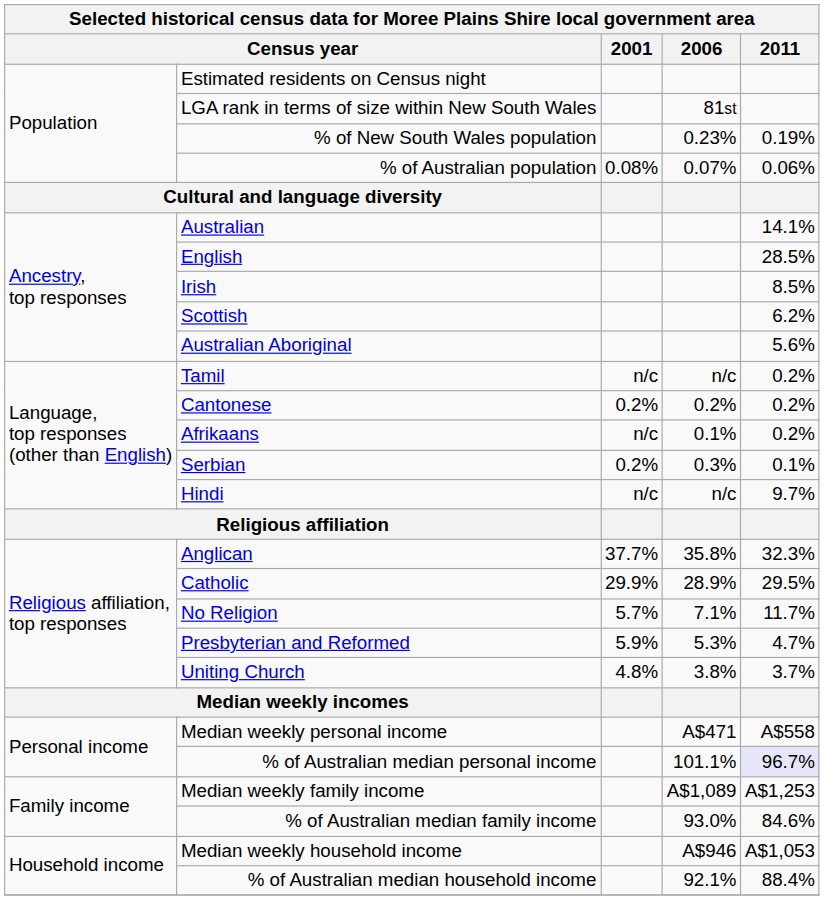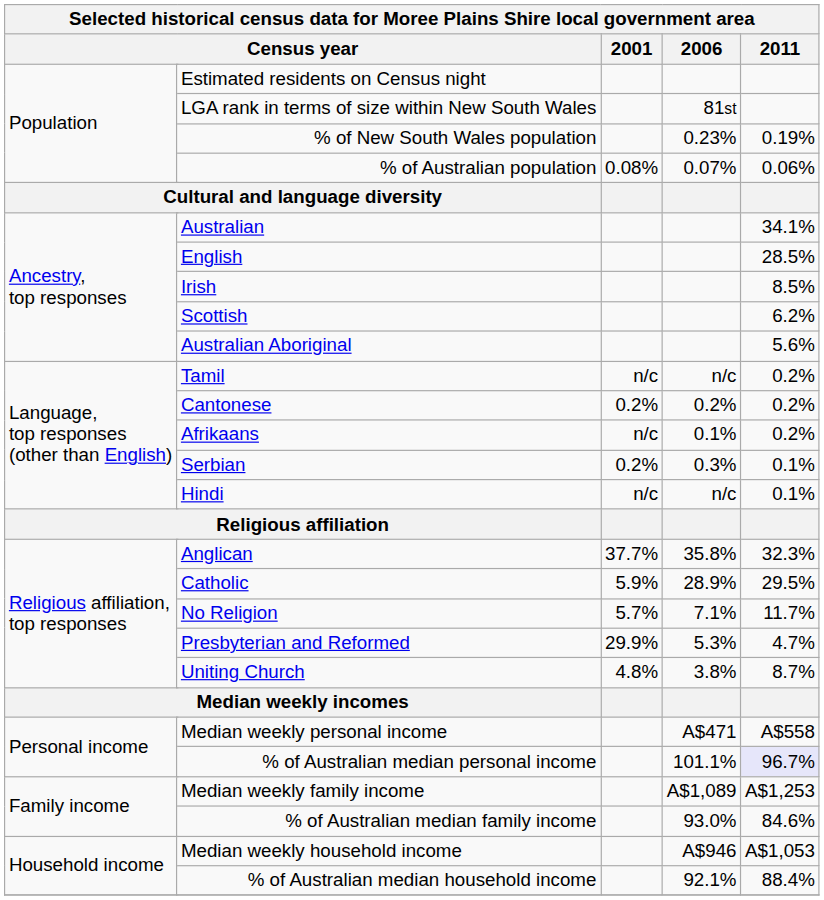(788, 227) 14.1% -> (788, 227) 34.1%
(791, 494) 9.7% -> (791, 494) 0.1%
(632, 583) 29.9% -> (637, 583) 5.9%
(637, 642) 5.9% -> (632, 642) 29.9%
(791, 672) 3.7% -> (791, 672) 8.7%
